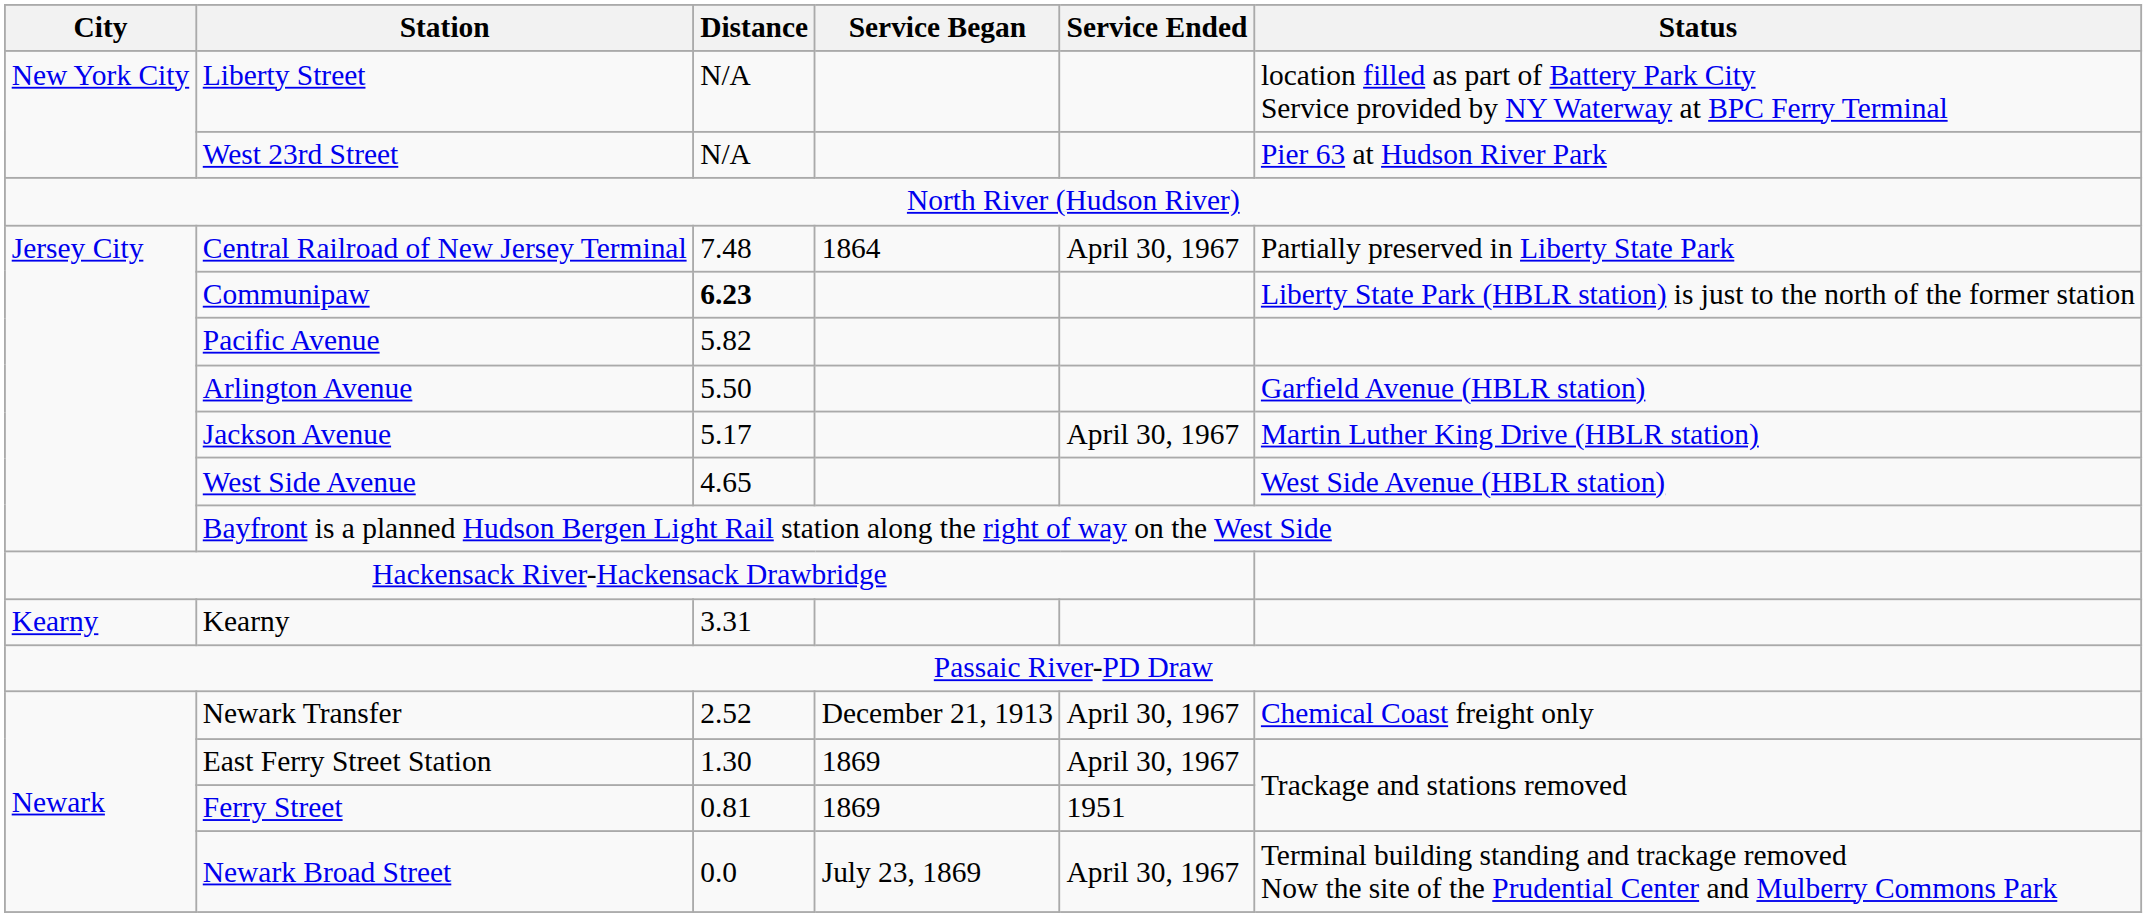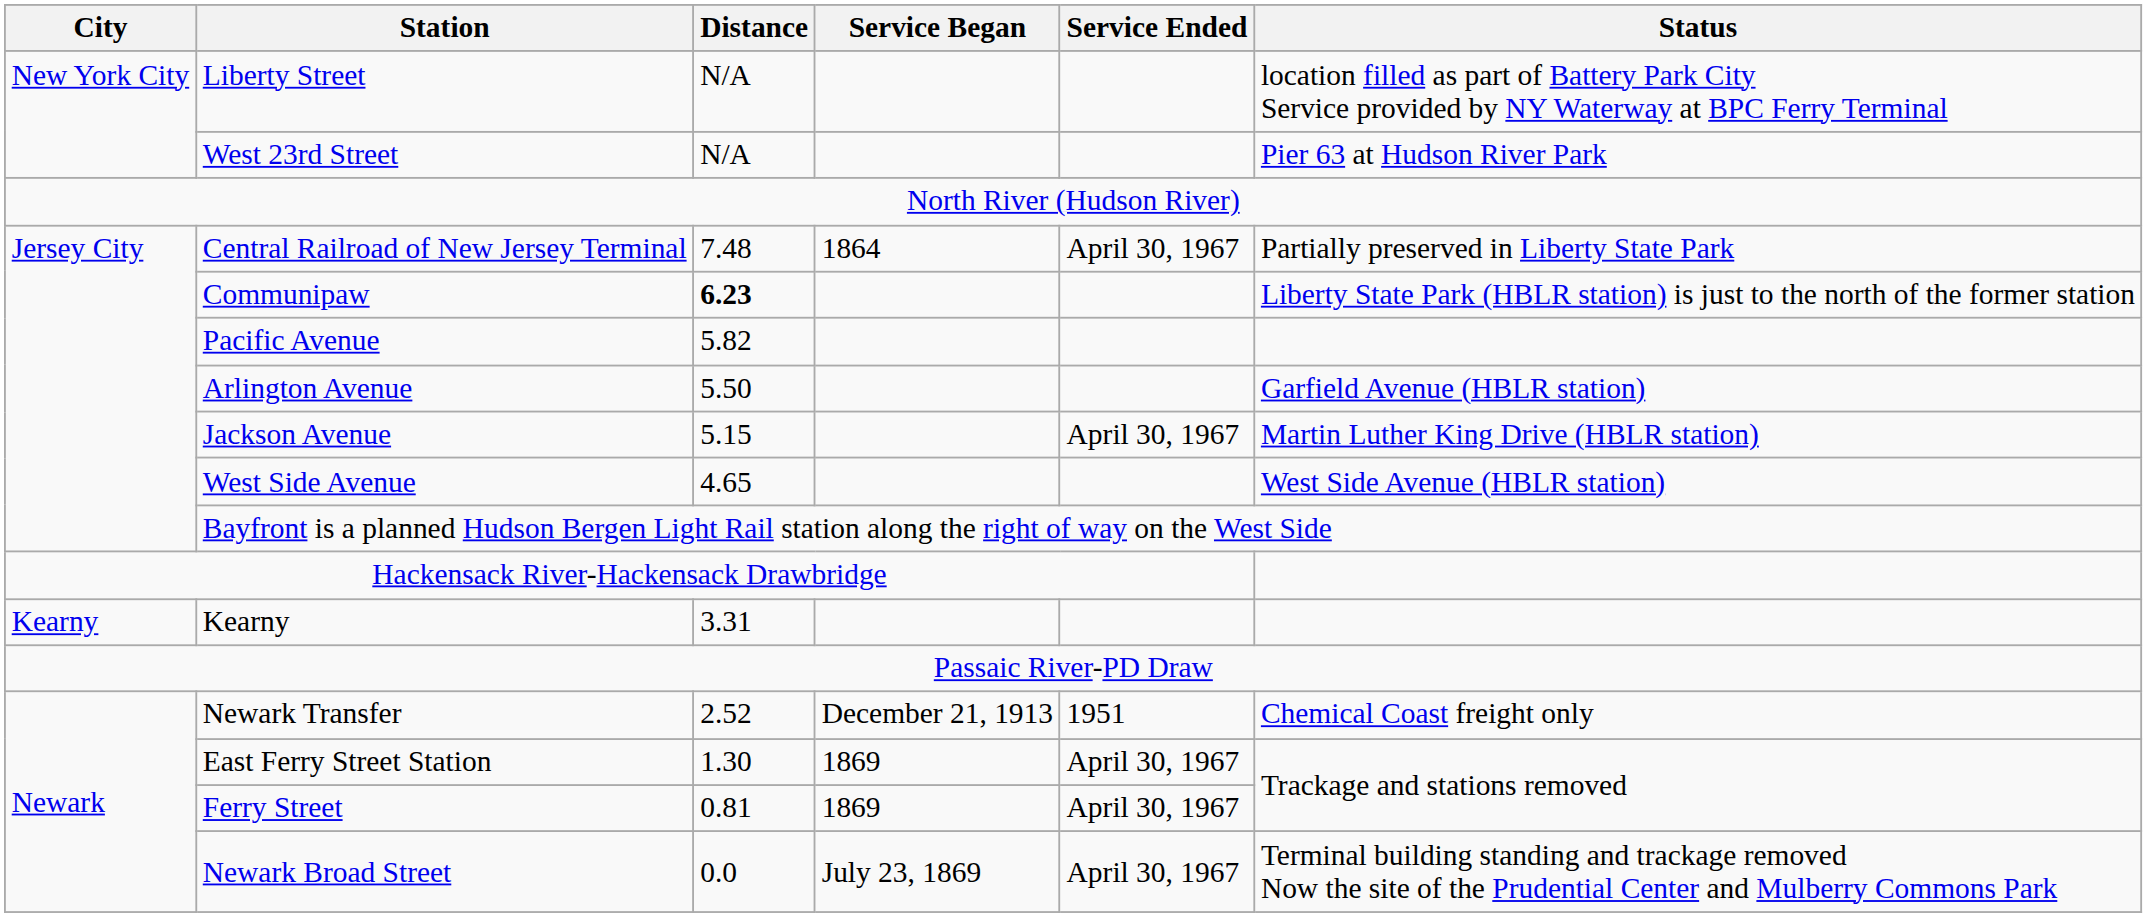(726, 434) 5.17 -> (726, 434) 5.15
(1153, 714) April 30, 1967 -> (1096, 714) 1951
(1096, 808) 1951 -> (1153, 808) April 30, 1967
